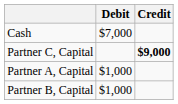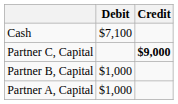(115, 33) $7,000 -> (115, 33) $7,100
rows swapped: (50, 71) <-> (50, 90)
